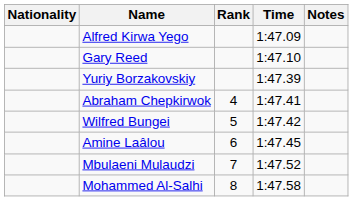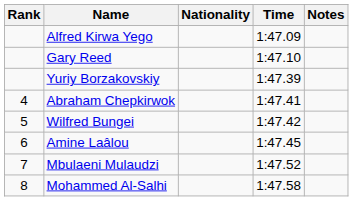columns swapped: (234, 15) <-> (42, 15)
